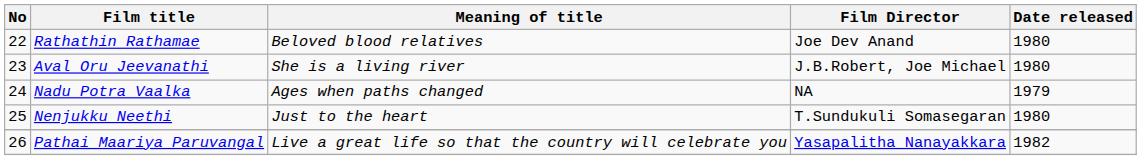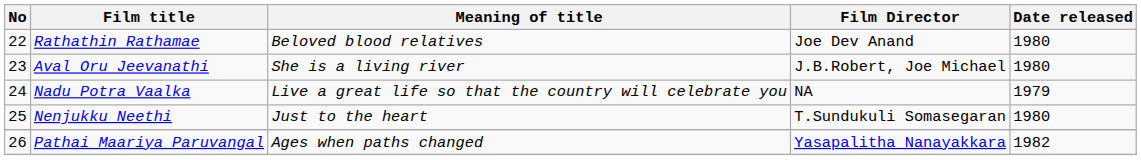(377, 92) Ages when paths changed -> (529, 92) Live a great life so that the country will celebrate you
(529, 142) Live a great life so that the country will celebrate you -> (377, 142) Ages when paths changed
